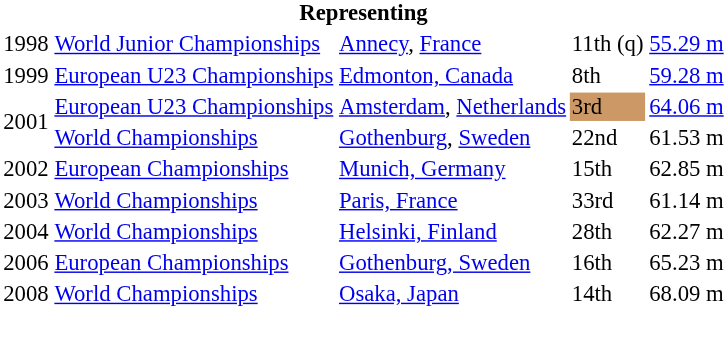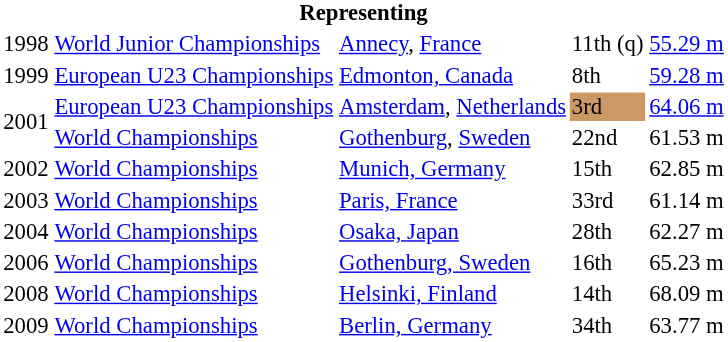(171, 169) European Championships -> (156, 169) World Championships
(418, 231) Helsinki, Finland -> (399, 231) Osaka, Japan
(171, 262) European Championships -> (156, 262) World Championships
(399, 293) Osaka, Japan -> (418, 293) Helsinki, Finland
+ row: (592, 325)
